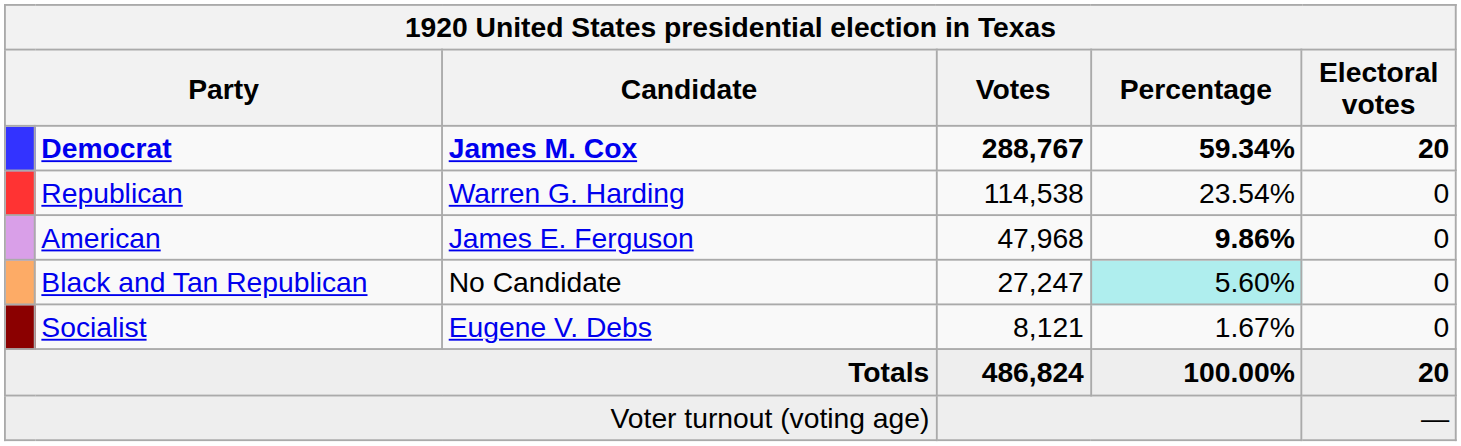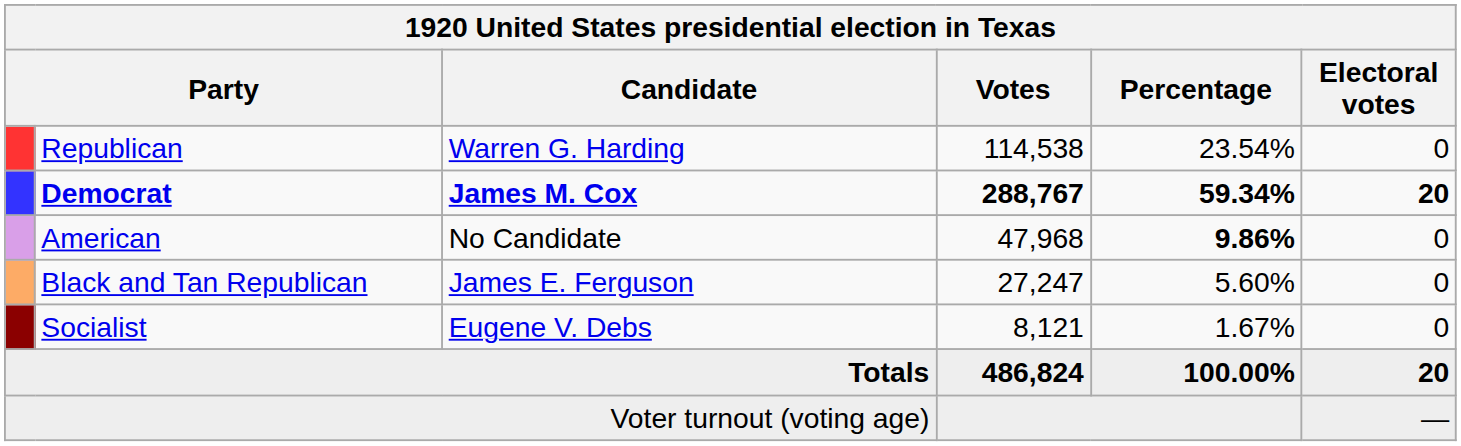rows swapped: (107, 149) <-> (112, 193)
(571, 238) James E. Ferguson -> (535, 238) No Candidate
(535, 283) No Candidate -> (571, 283) James E. Ferguson
(1255, 283) paleturquoise background -> (1255, 283) no background
